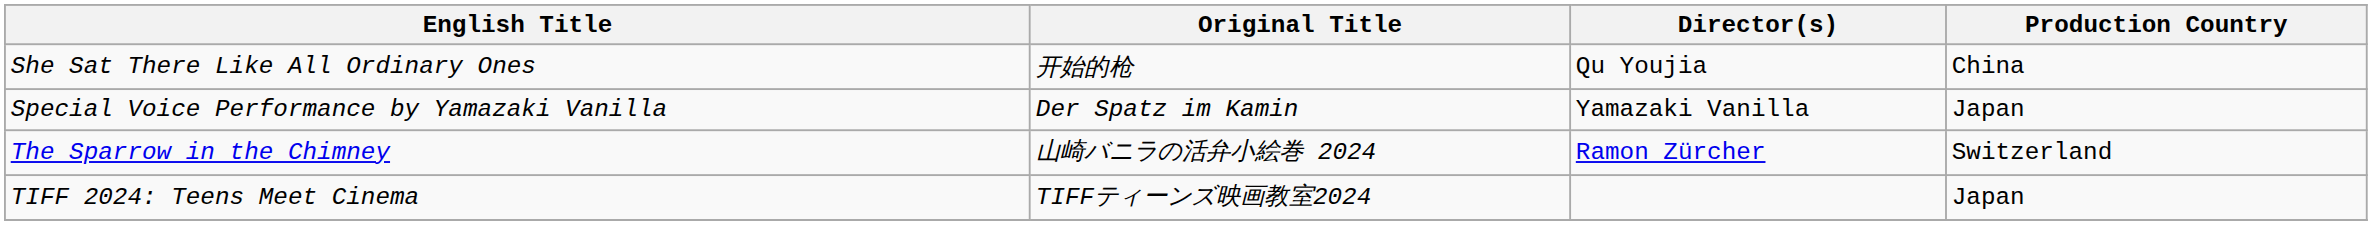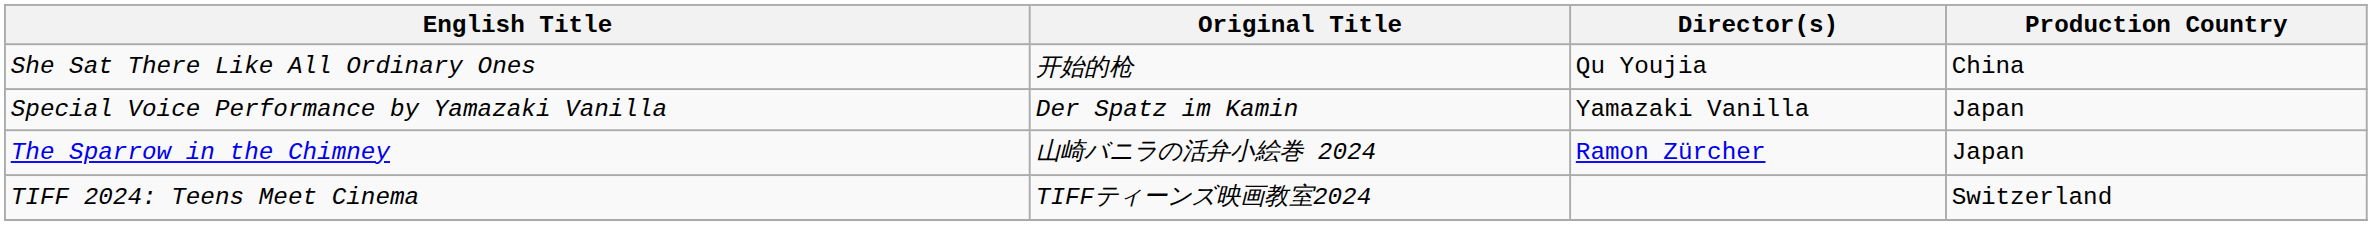(2032, 152) Switzerland -> (1988, 152) Japan
(1988, 197) Japan -> (2032, 197) Switzerland
